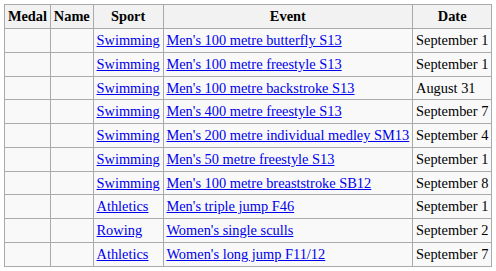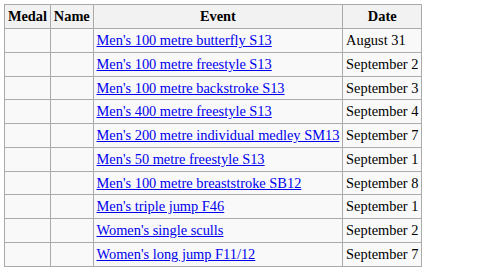- column: (128, 16)
(452, 40) September 1 -> (376, 40) August 31
(452, 64) September 1 -> (382, 64) September 2
(446, 88) August 31 -> (382, 88) September 3
(452, 111) September 7 -> (382, 111) September 4
(452, 135) September 4 -> (382, 135) September 7
